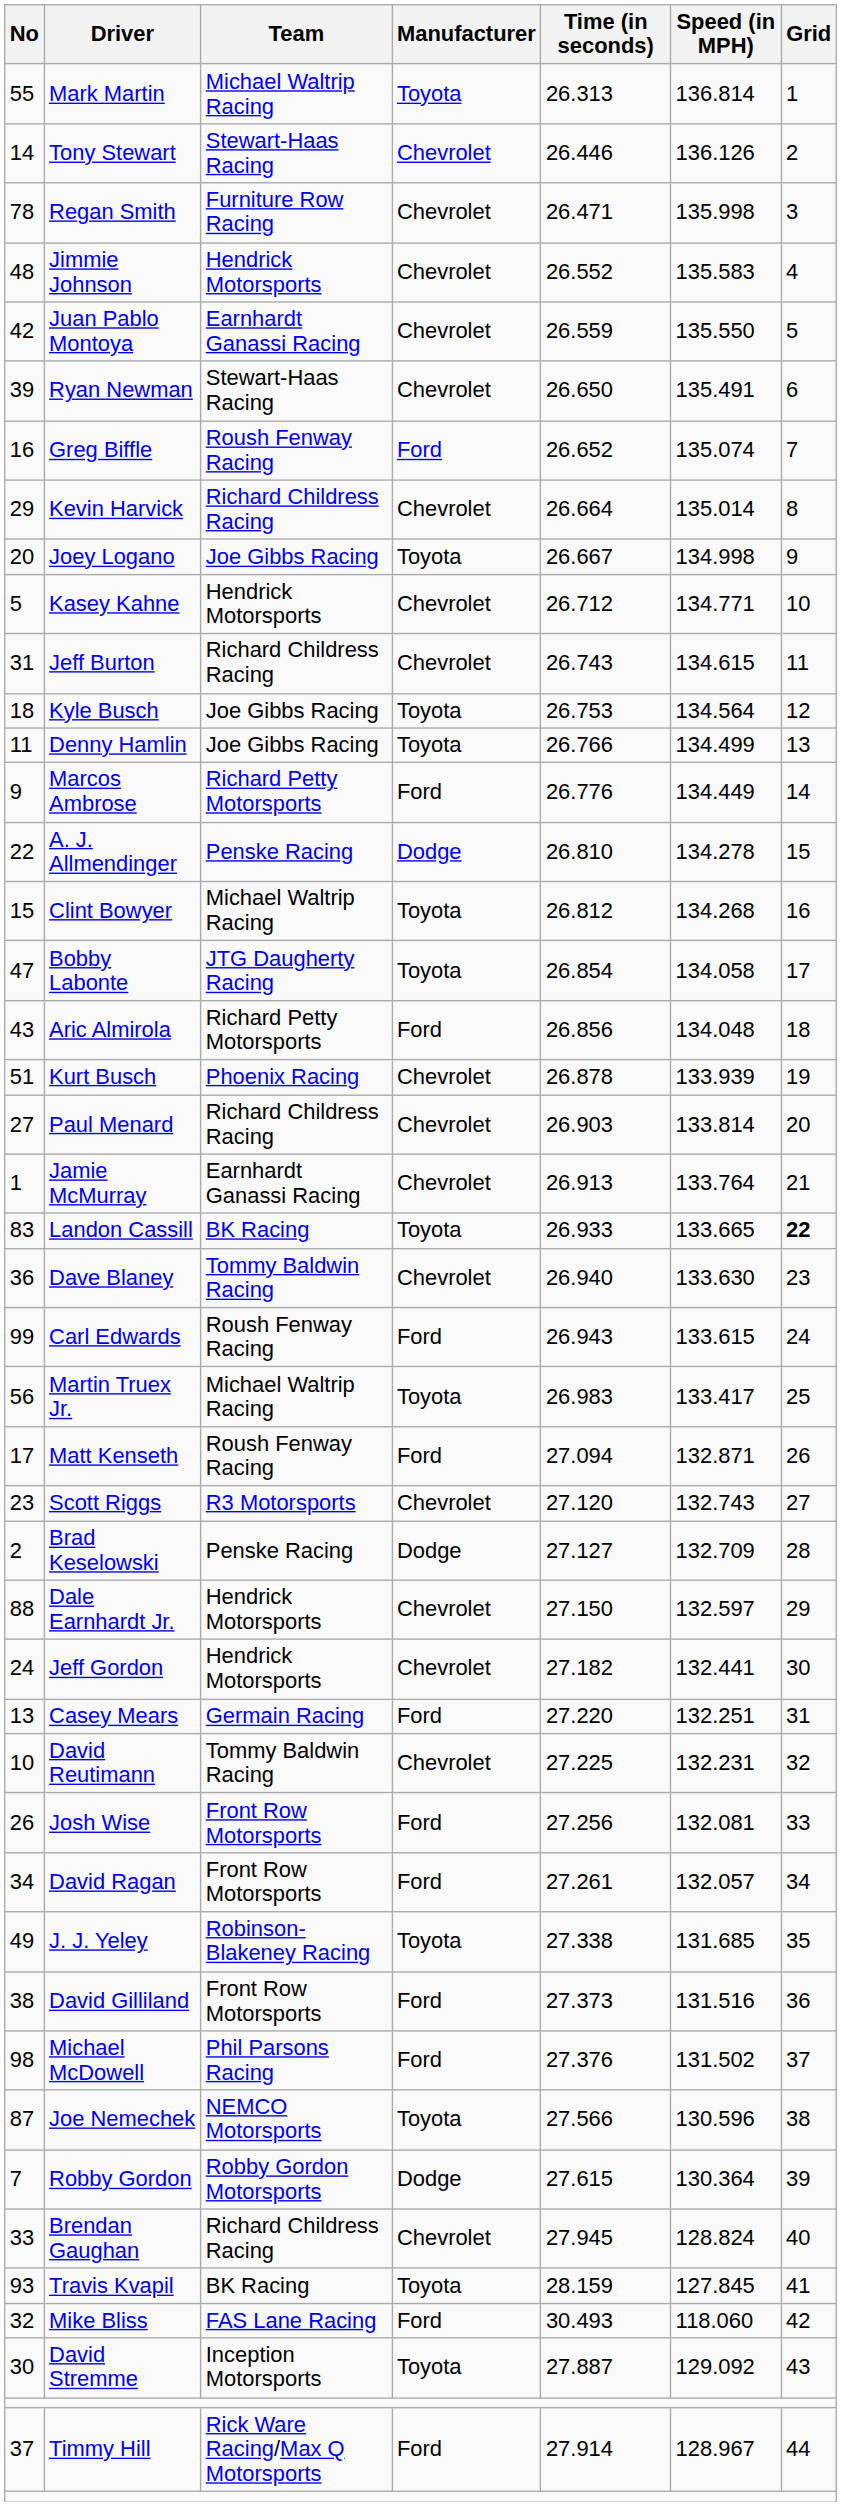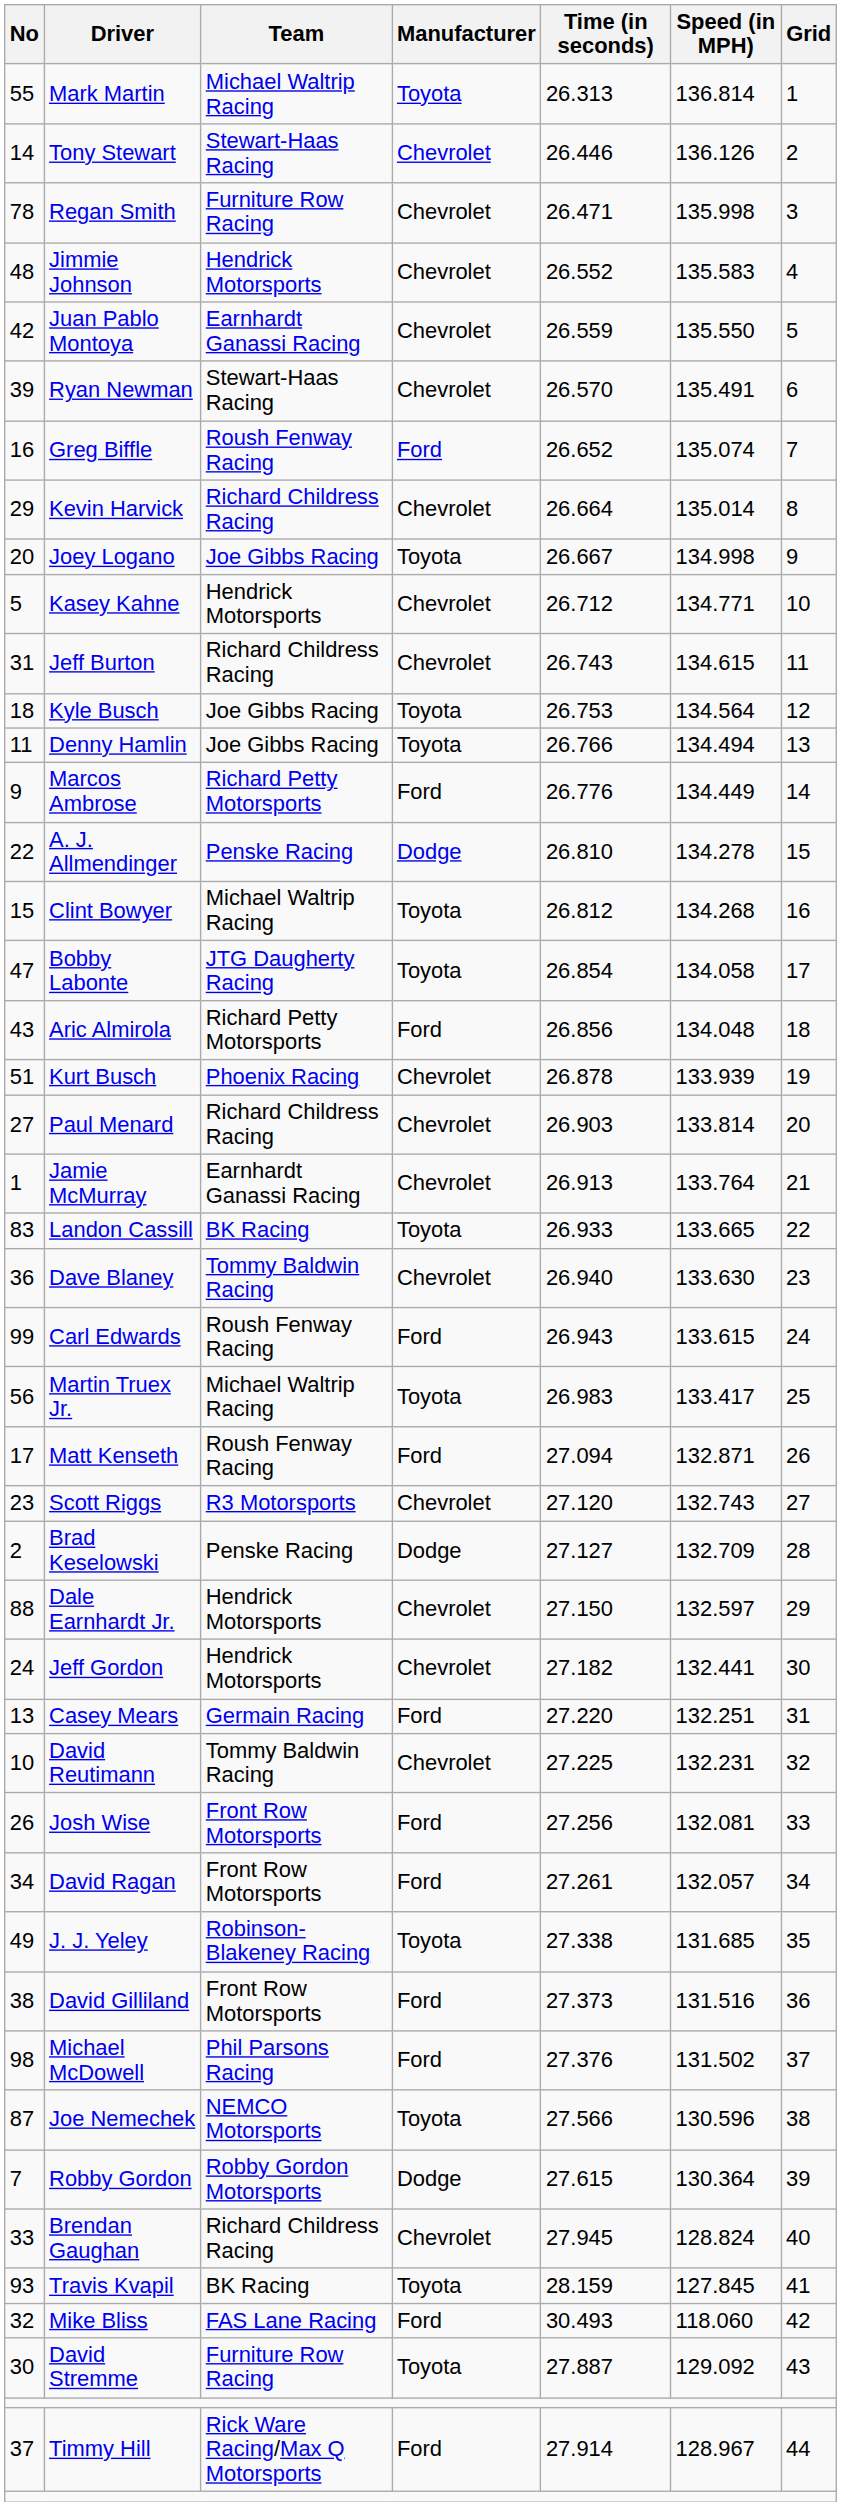(579, 390) 26.650 -> (579, 390) 26.570
(715, 745) 134.499 -> (715, 745) 134.494
(798, 1230) bold -> (798, 1230) normal
(264, 2367) Inception Motorsports -> (275, 2367) Furniture Row Racing
